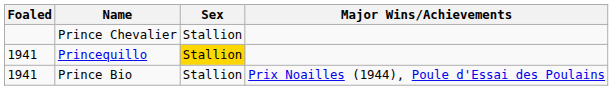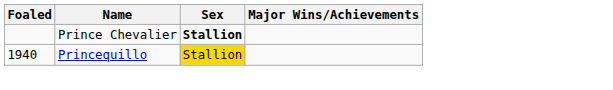(213, 35) normal -> (213, 35) bold
(22, 55) 1941 -> (22, 55) 1940
- row: (95, 75)
